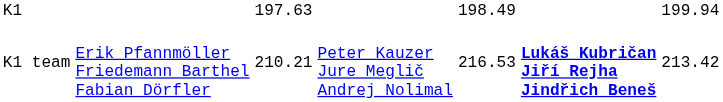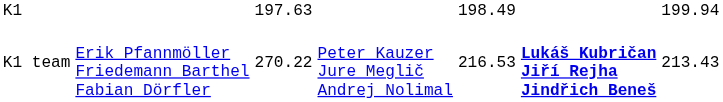(284, 62) 210.21 -> (284, 62) 270.22
(690, 62) 213.42 -> (690, 62) 213.43
